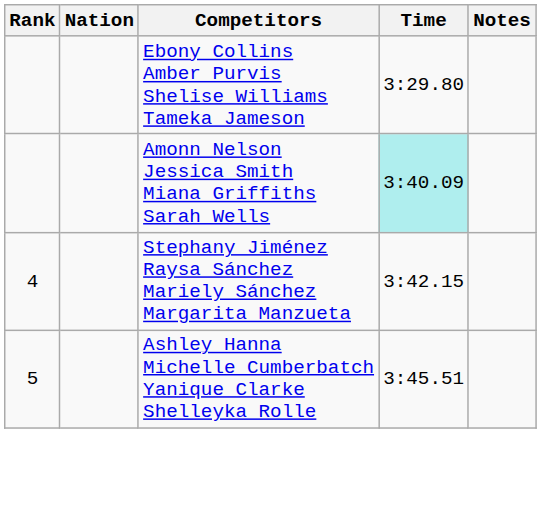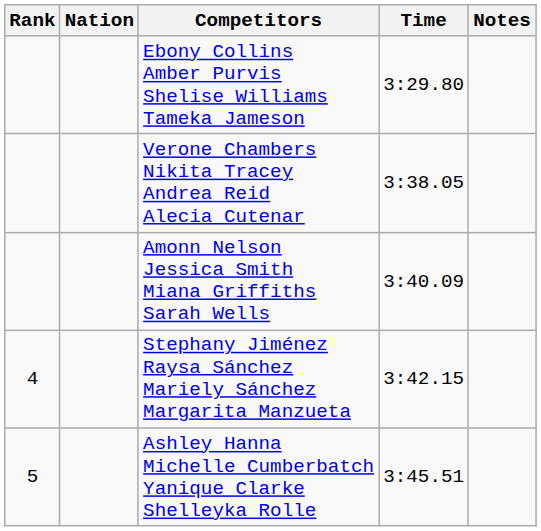+ row: (230, 183)
(424, 183) paleturquoise background -> (424, 281) no background
